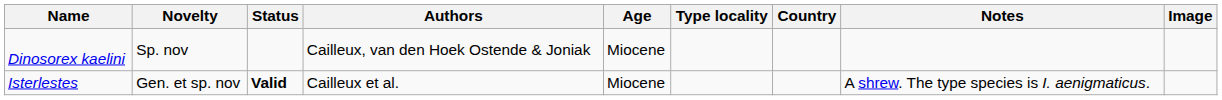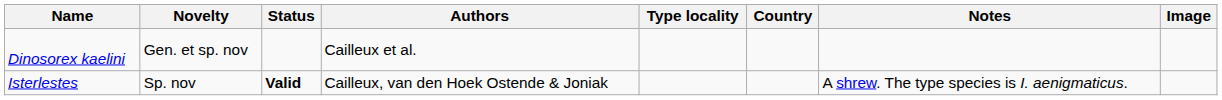- column: (637, 16)
(162, 49) Sp. nov -> (196, 49) Gen. et sp. nov
(449, 49) Cailleux, van den Hoek Ostende & Joniak -> (370, 49) Cailleux et al.
(188, 82) Gen. et sp. nov -> (170, 82) Sp. nov
(353, 82) Cailleux et al. -> (466, 82) Cailleux, van den Hoek Ostende & Joniak
